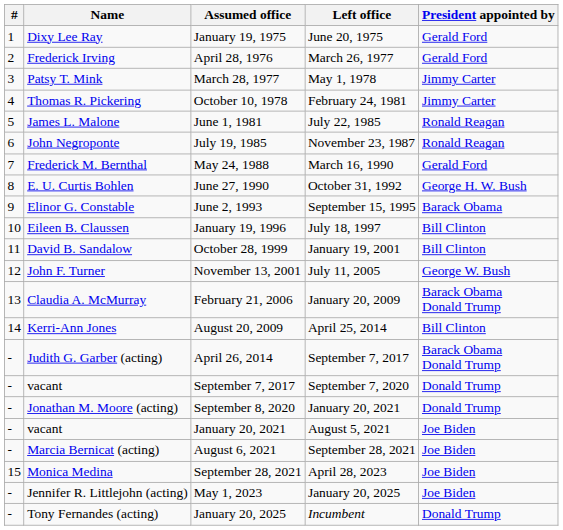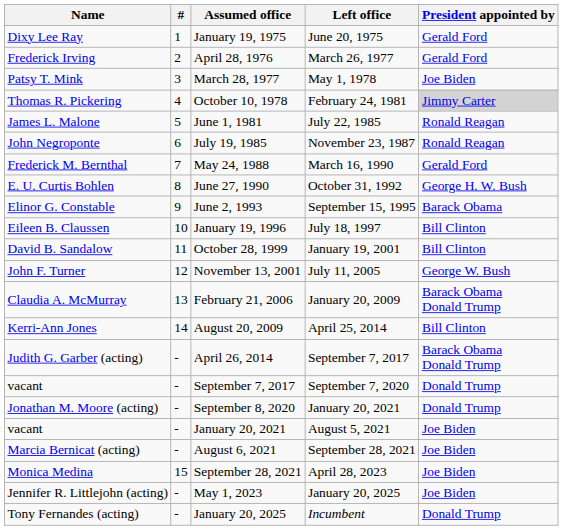columns swapped: (14, 15) <-> (107, 15)
(459, 79) Jimmy Carter -> (449, 79) Joe Biden
(459, 100) no background -> (459, 100) lightgrey background
